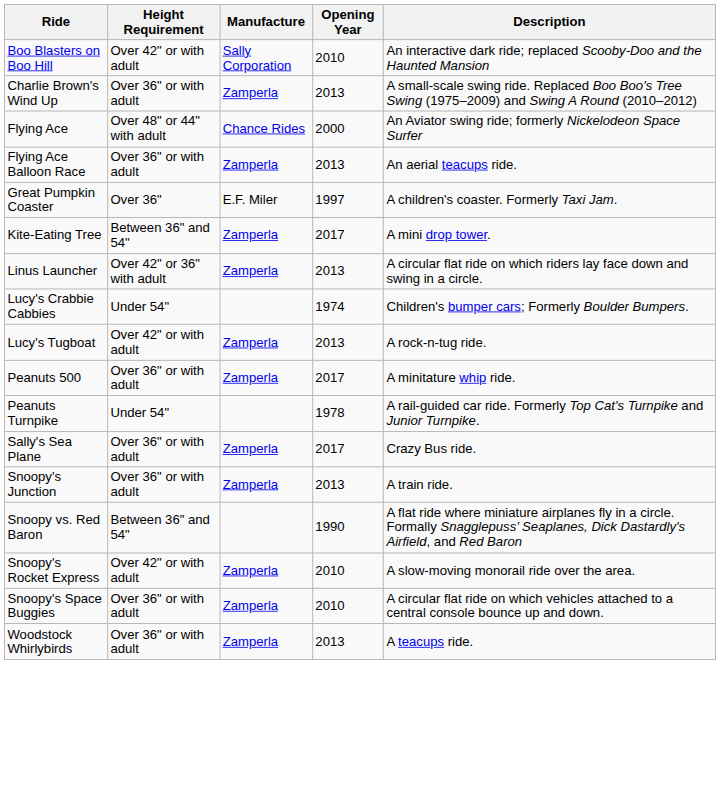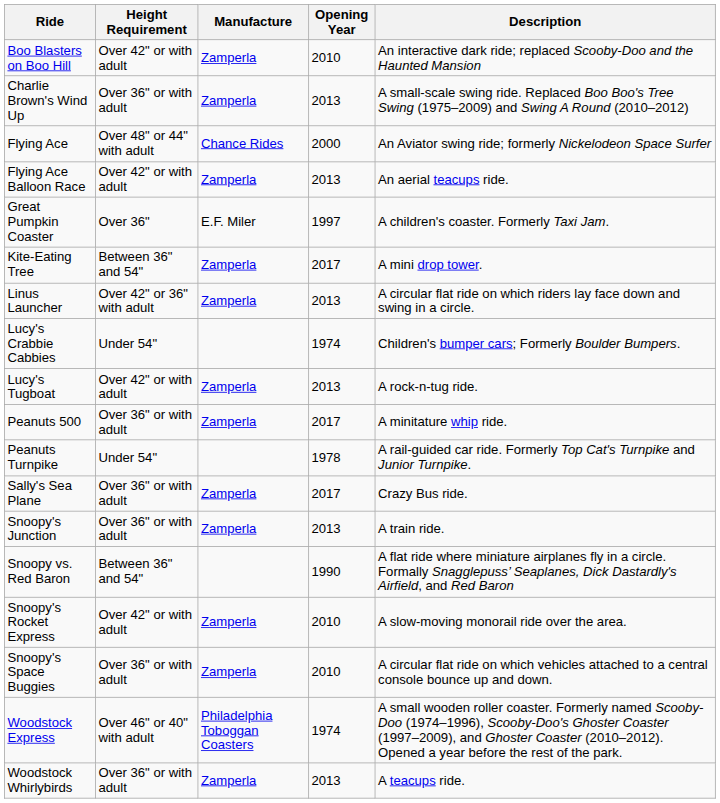(257, 57) Sally Corporation -> (229, 57) Zamperla
(157, 164) Over 36" or with adult -> (145, 179) Over 42" or with adult
+ row: (40, 730)
